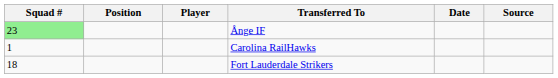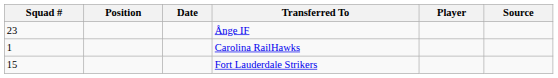columns swapped: (195, 13) <-> (459, 13)
(12, 30) lightgreen background -> (12, 30) no background
(12, 65) 18 -> (12, 65) 15
